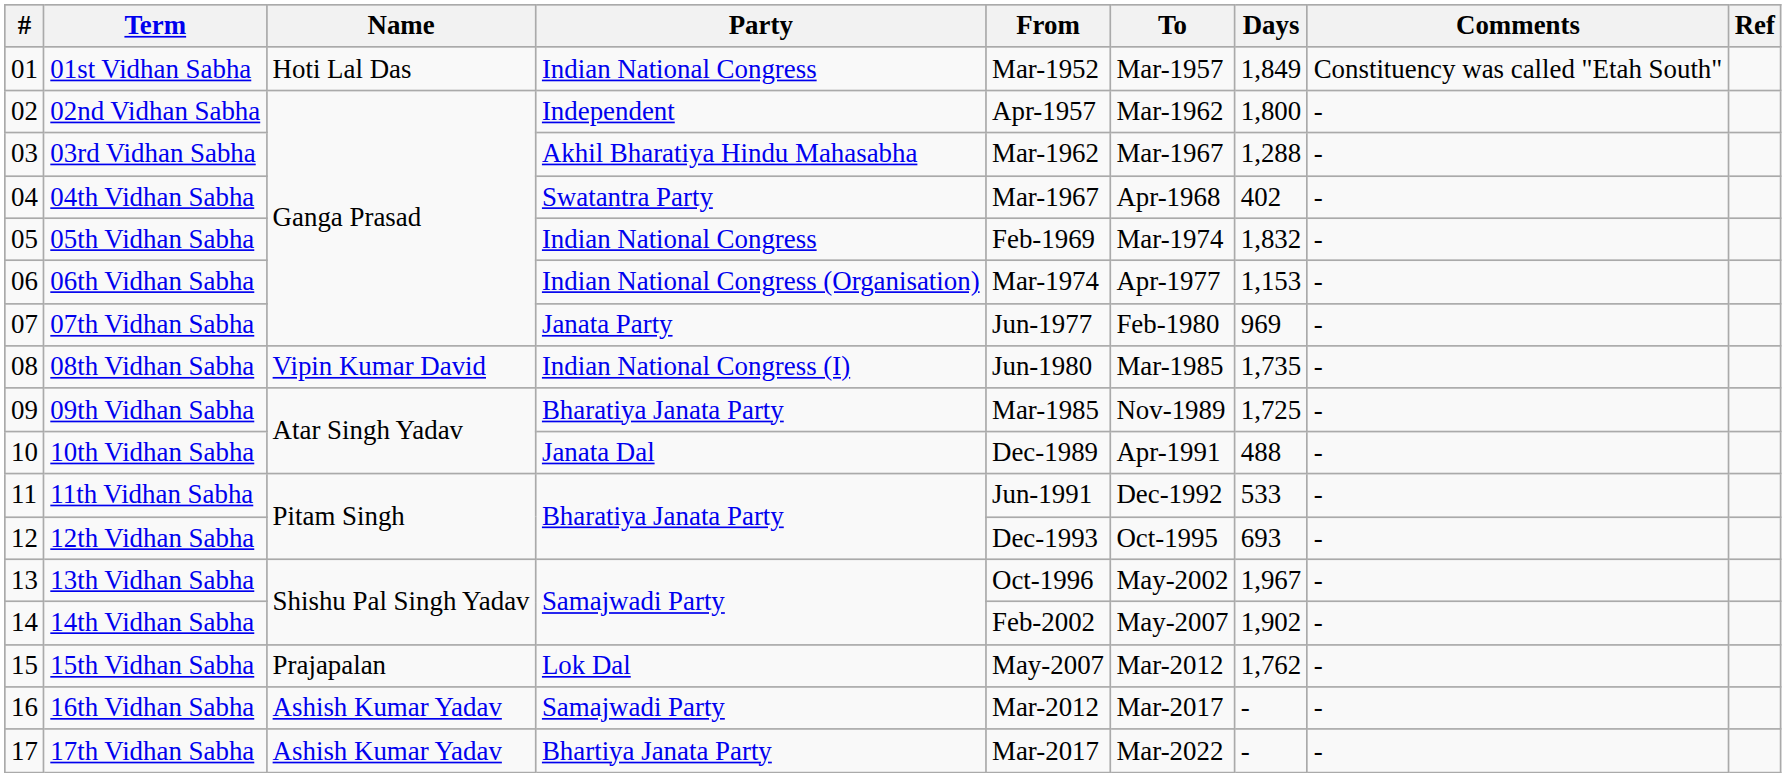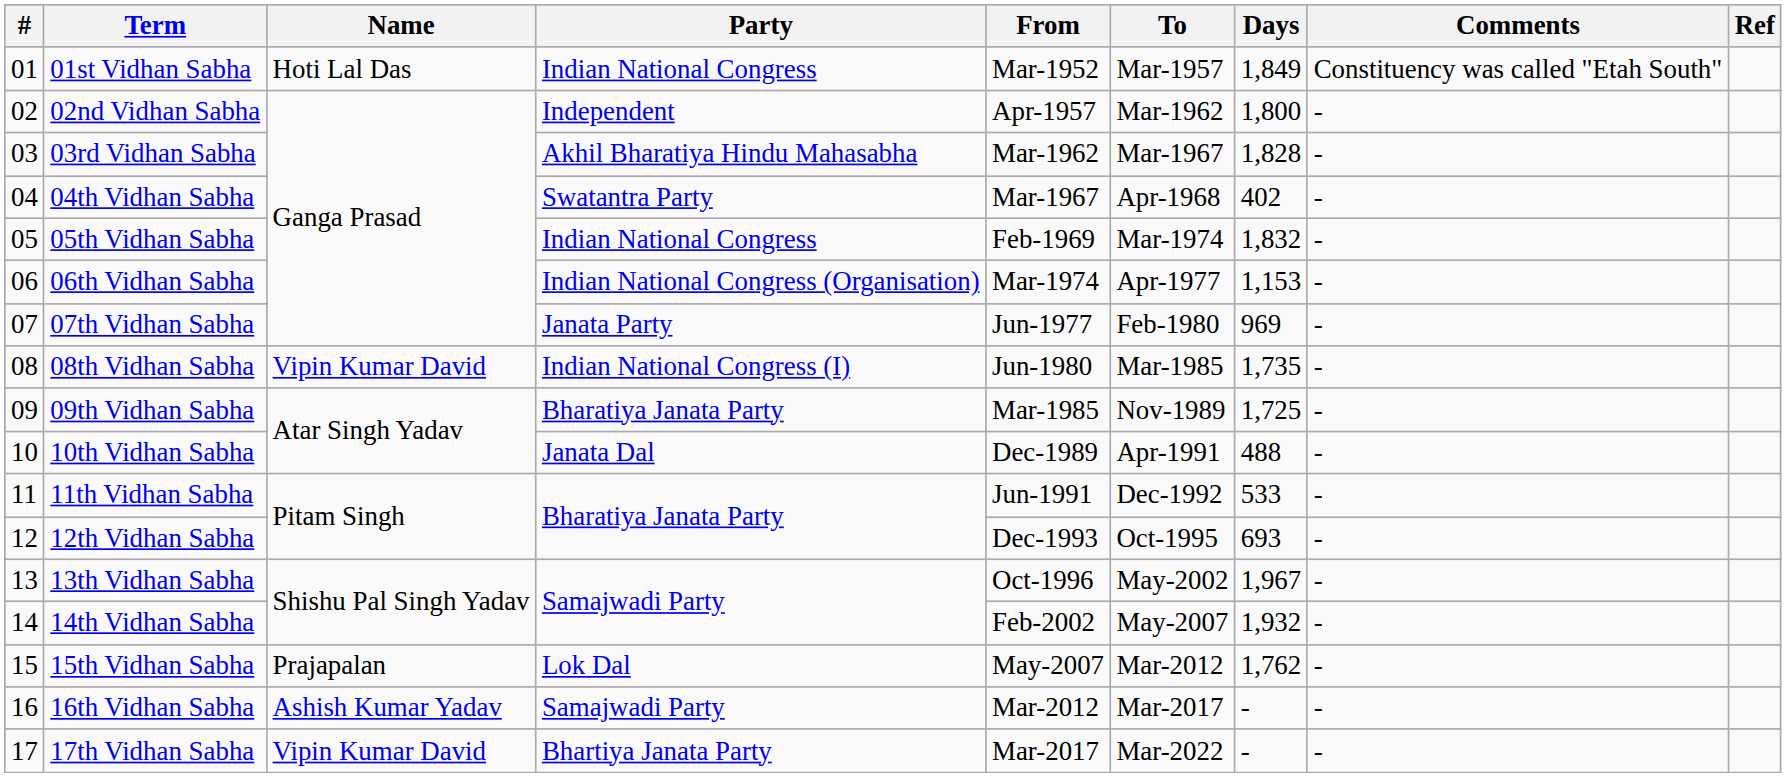(1271, 153) 1,288 -> (1271, 153) 1,828
(1271, 622) 1,902 -> (1271, 622) 1,932
(387, 750) Ashish Kumar Yadav -> (379, 750) Vipin Kumar David
